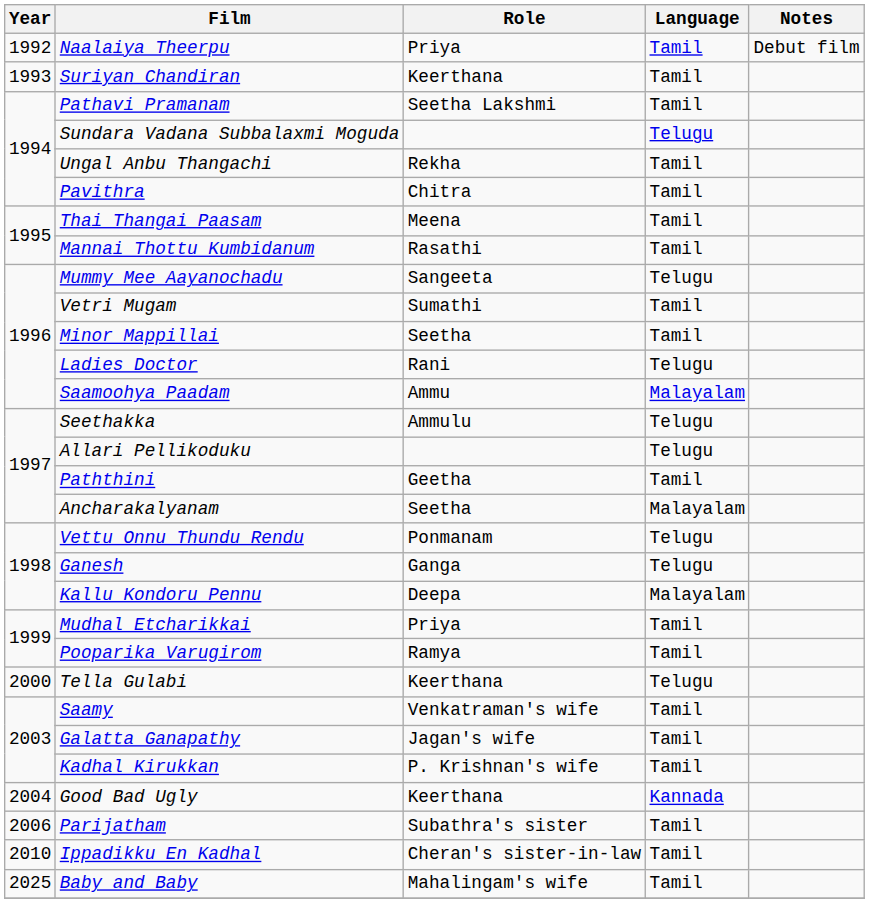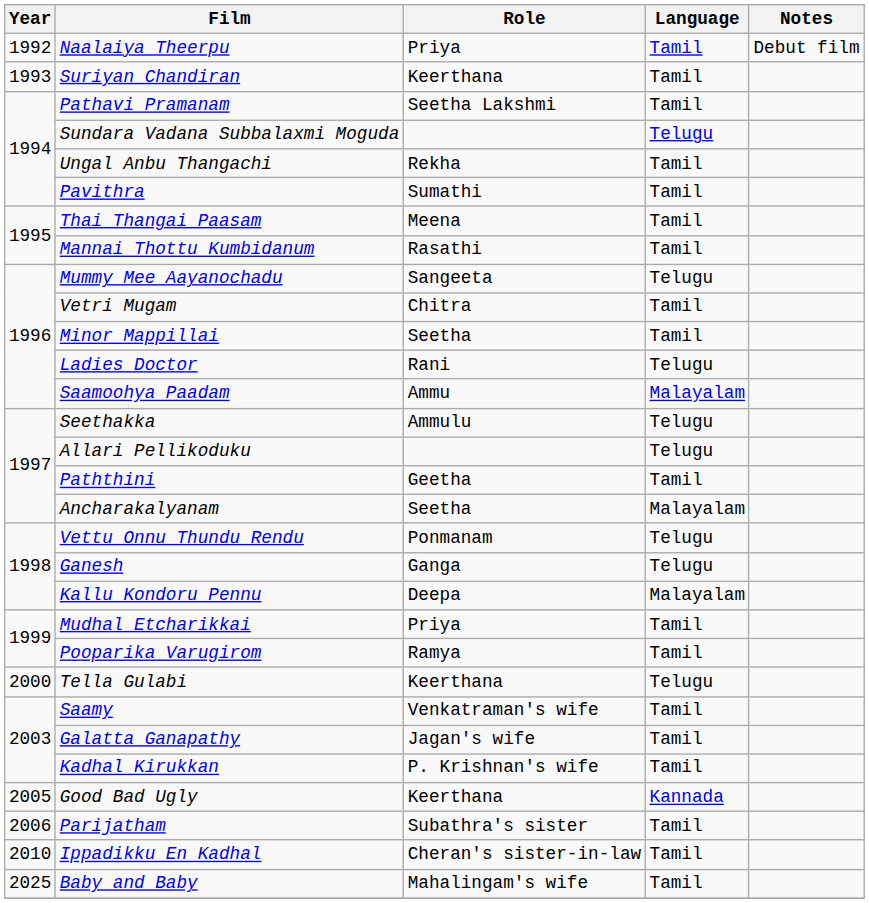(440, 192) Chitra -> (445, 192) Sumathi
(445, 307) Sumathi -> (440, 307) Chitra
(30, 797) 2004 -> (30, 797) 2005
